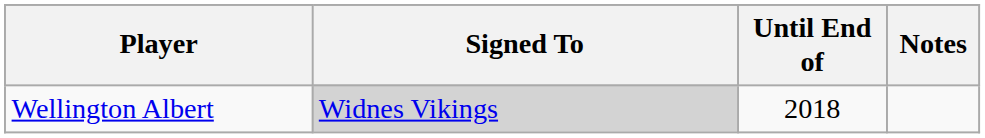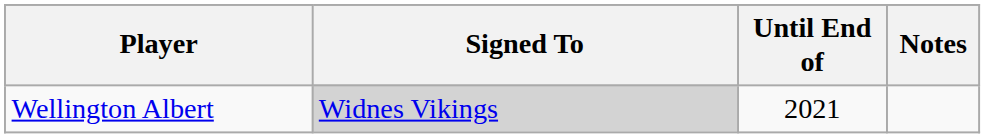(812, 108) 2018 -> (812, 108) 2021
